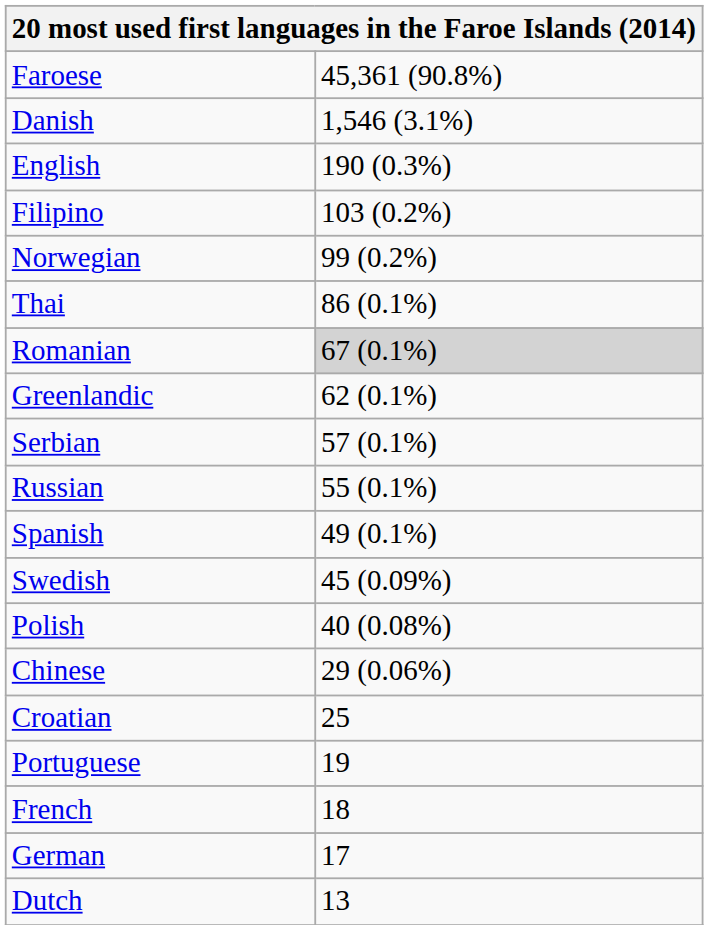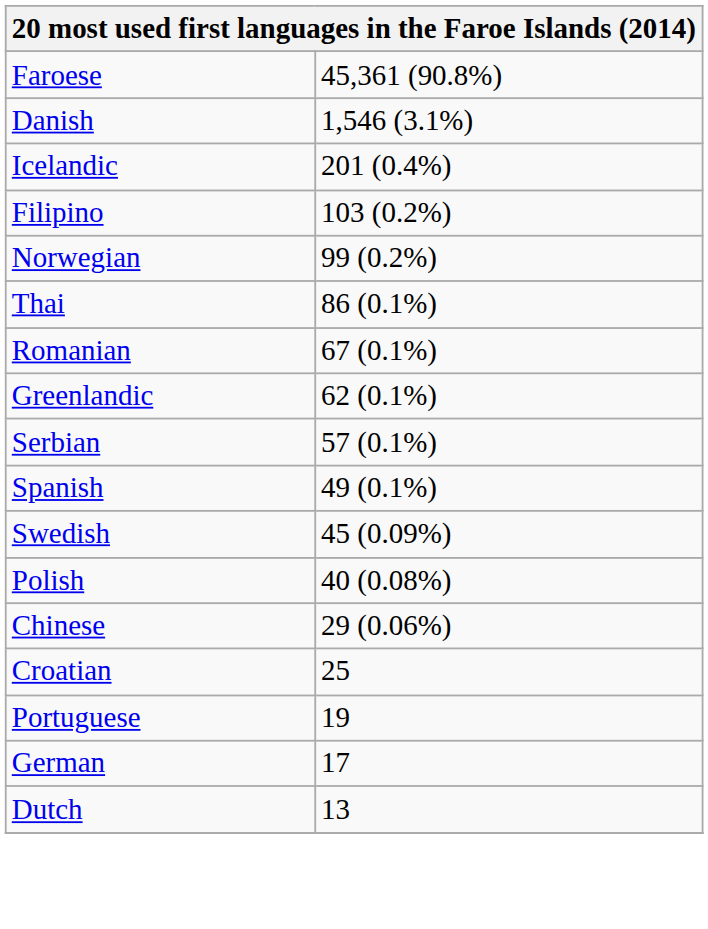+ row: (65, 166)
- row: (56, 166)
(379, 349) lightgrey background -> (379, 349) no background
- row: (58, 487)
- row: (52, 809)
